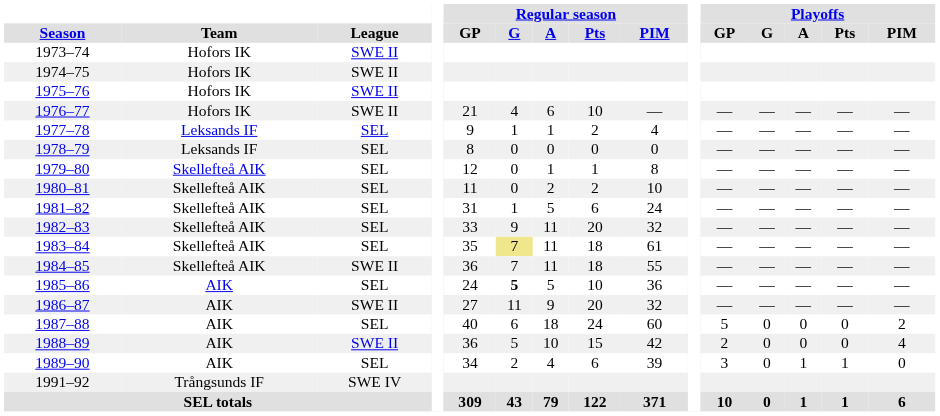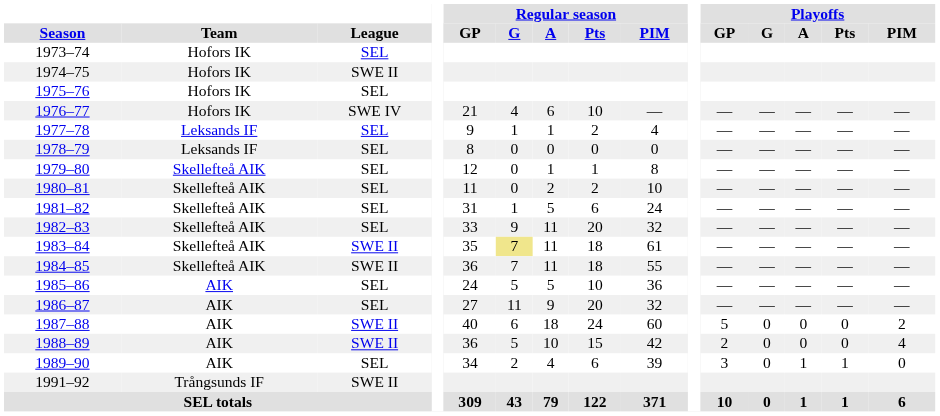(375, 52) SWE II -> (375, 52) SEL
(375, 91) SWE II -> (375, 91) SEL
(375, 110) SWE II -> (375, 110) SWE IV
(375, 246) SEL -> (375, 246) SWE II
(514, 285) bold -> (514, 285) normal
(375, 304) SWE II -> (375, 304) SEL
(375, 324) SEL -> (375, 324) SWE II
(375, 382) SWE IV -> (375, 382) SWE II
